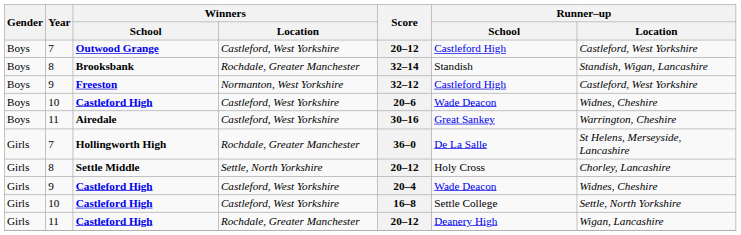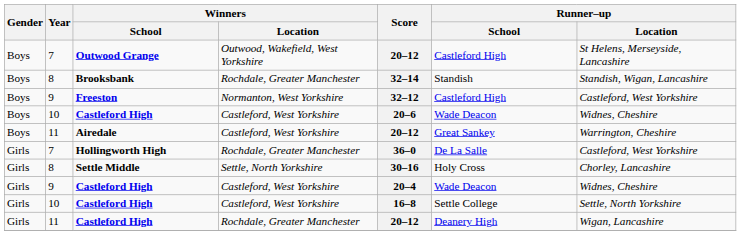(280, 48) Castleford, West Yorkshire -> (279, 55) Outwood, Wakefield, West Yorkshire
(638, 48) Castleford, West Yorkshire -> (630, 55) St Helens, Merseyside, Lancashire
(405, 119) 30–16 -> (405, 132) 20–12
(630, 144) St Helens, Merseyside, Lancashire -> (638, 150) Castleford, West Yorkshire
(405, 168) 20–12 -> (405, 168) 30–16
